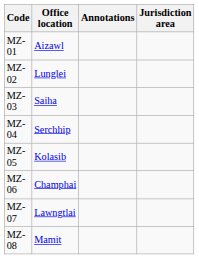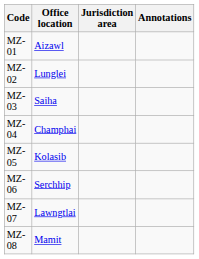columns swapped: (165, 18) <-> (108, 18)
(52, 129) Serchhip -> (55, 129) Champhai
(55, 184) Champhai -> (52, 184) Serchhip
